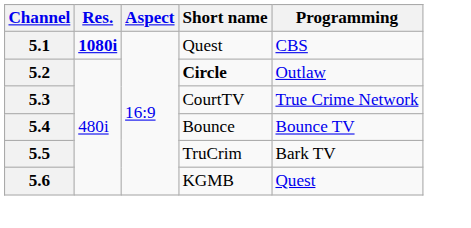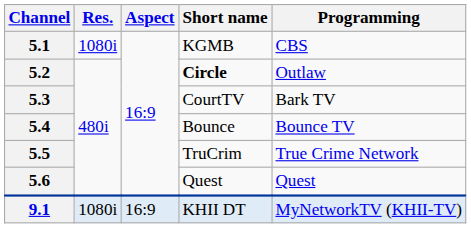(98, 45) bold -> (98, 45) normal
(202, 45) Quest -> (208, 45) KGMB
(347, 99) True Crime Network -> (306, 99) Bark TV
(306, 153) Bark TV -> (347, 153) True Crime Network
(208, 180) KGMB -> (202, 180) Quest
+ row: (39, 209)
